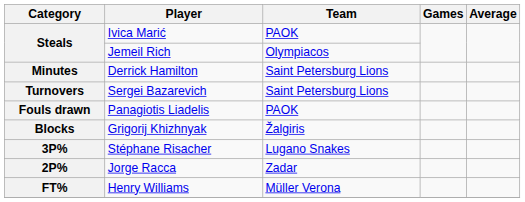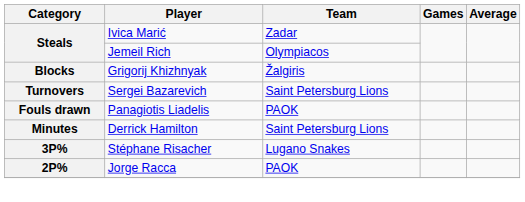(282, 33) PAOK -> (281, 33) Zadar
rows swapped: (157, 129) <-> (153, 71)
(281, 168) Zadar -> (282, 168) PAOK
- row: (148, 187)
